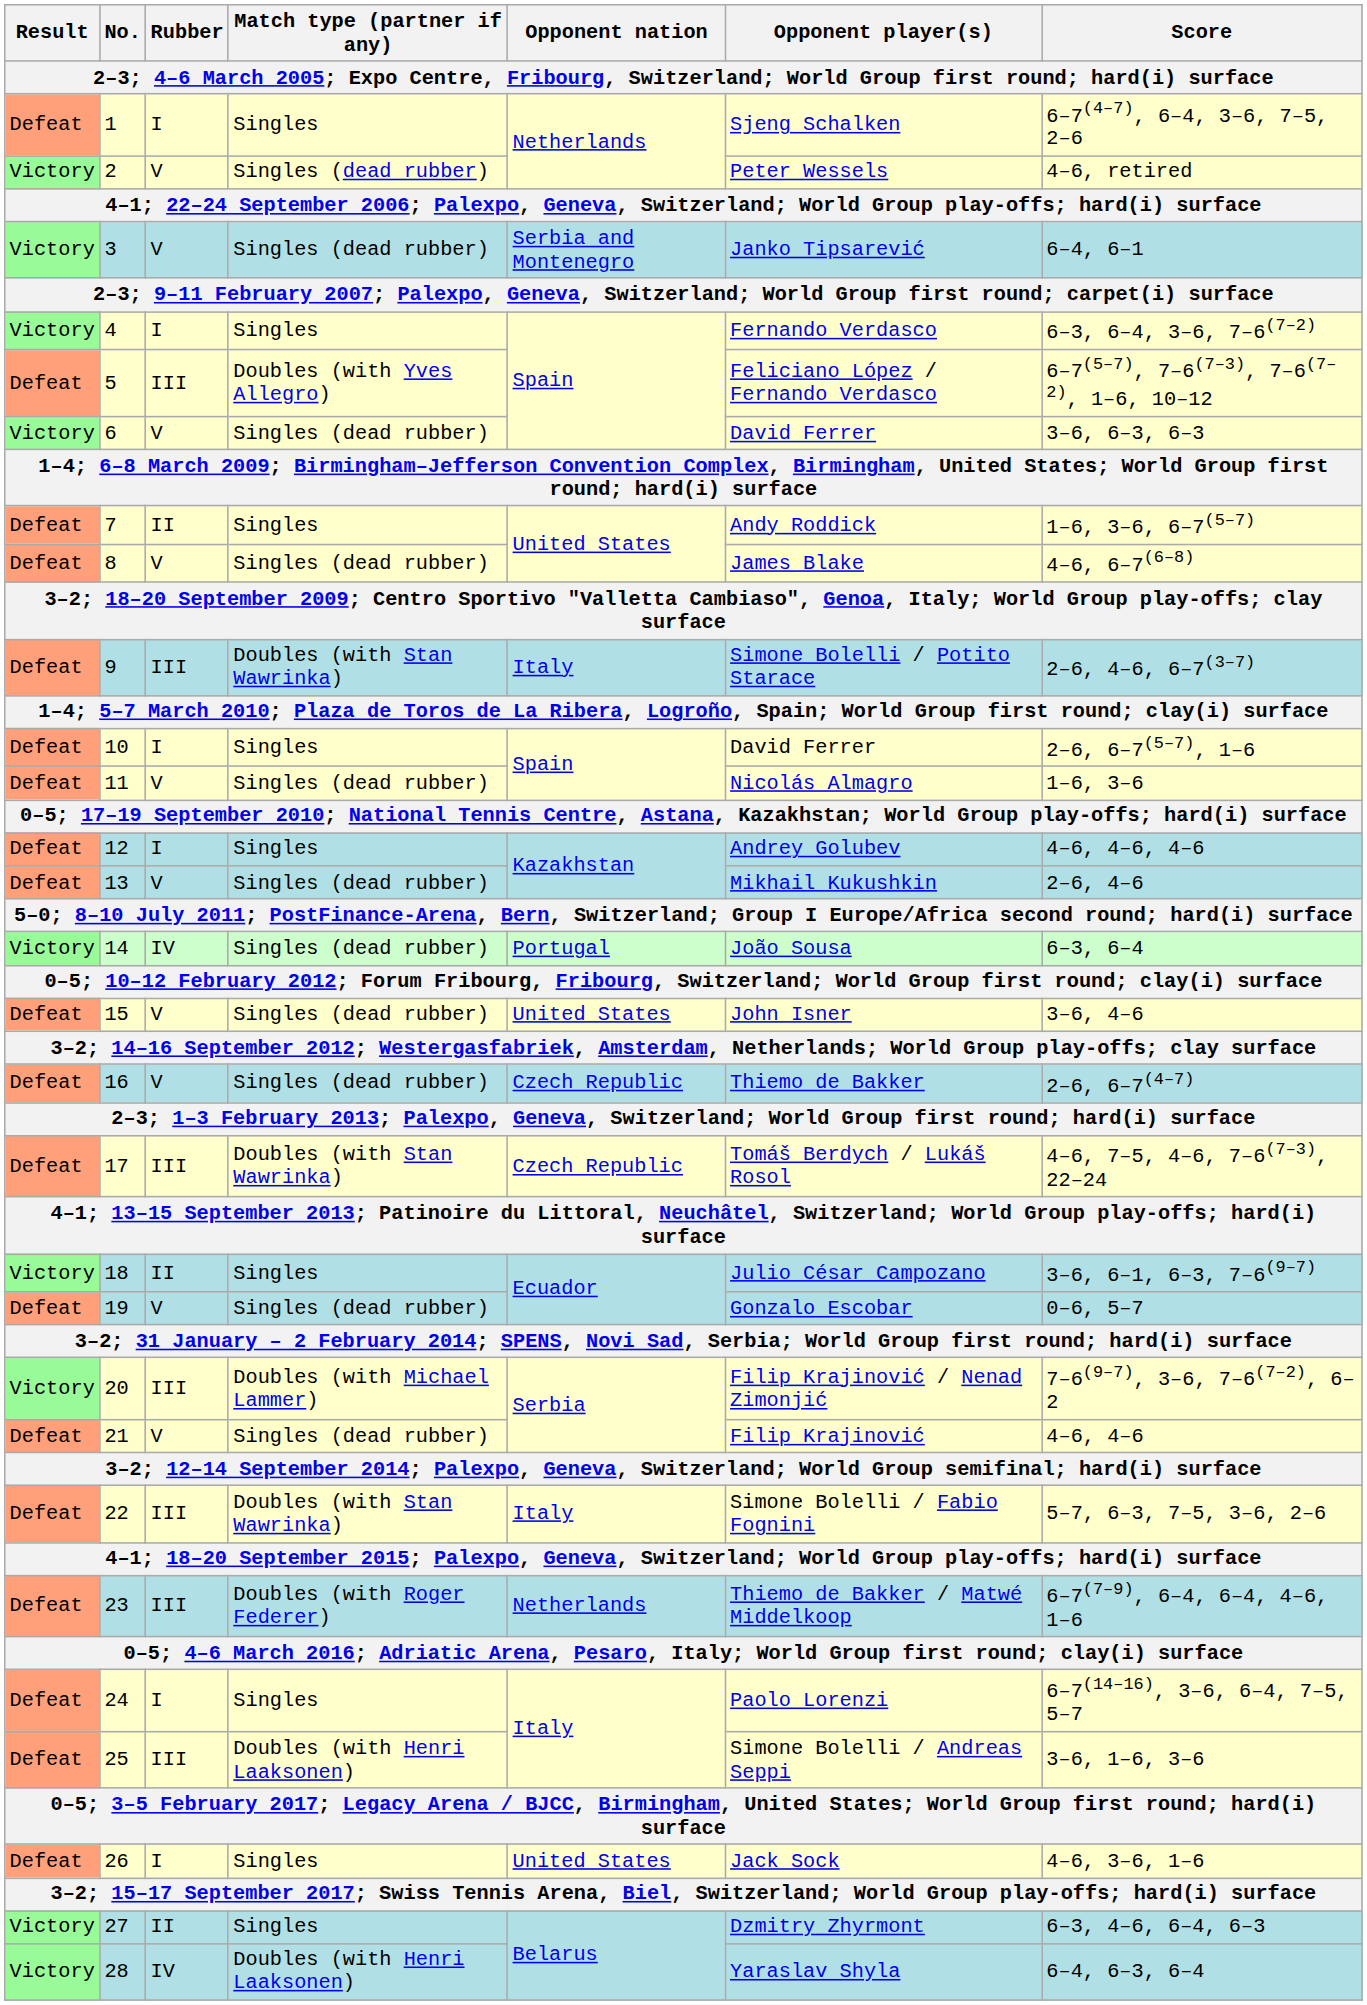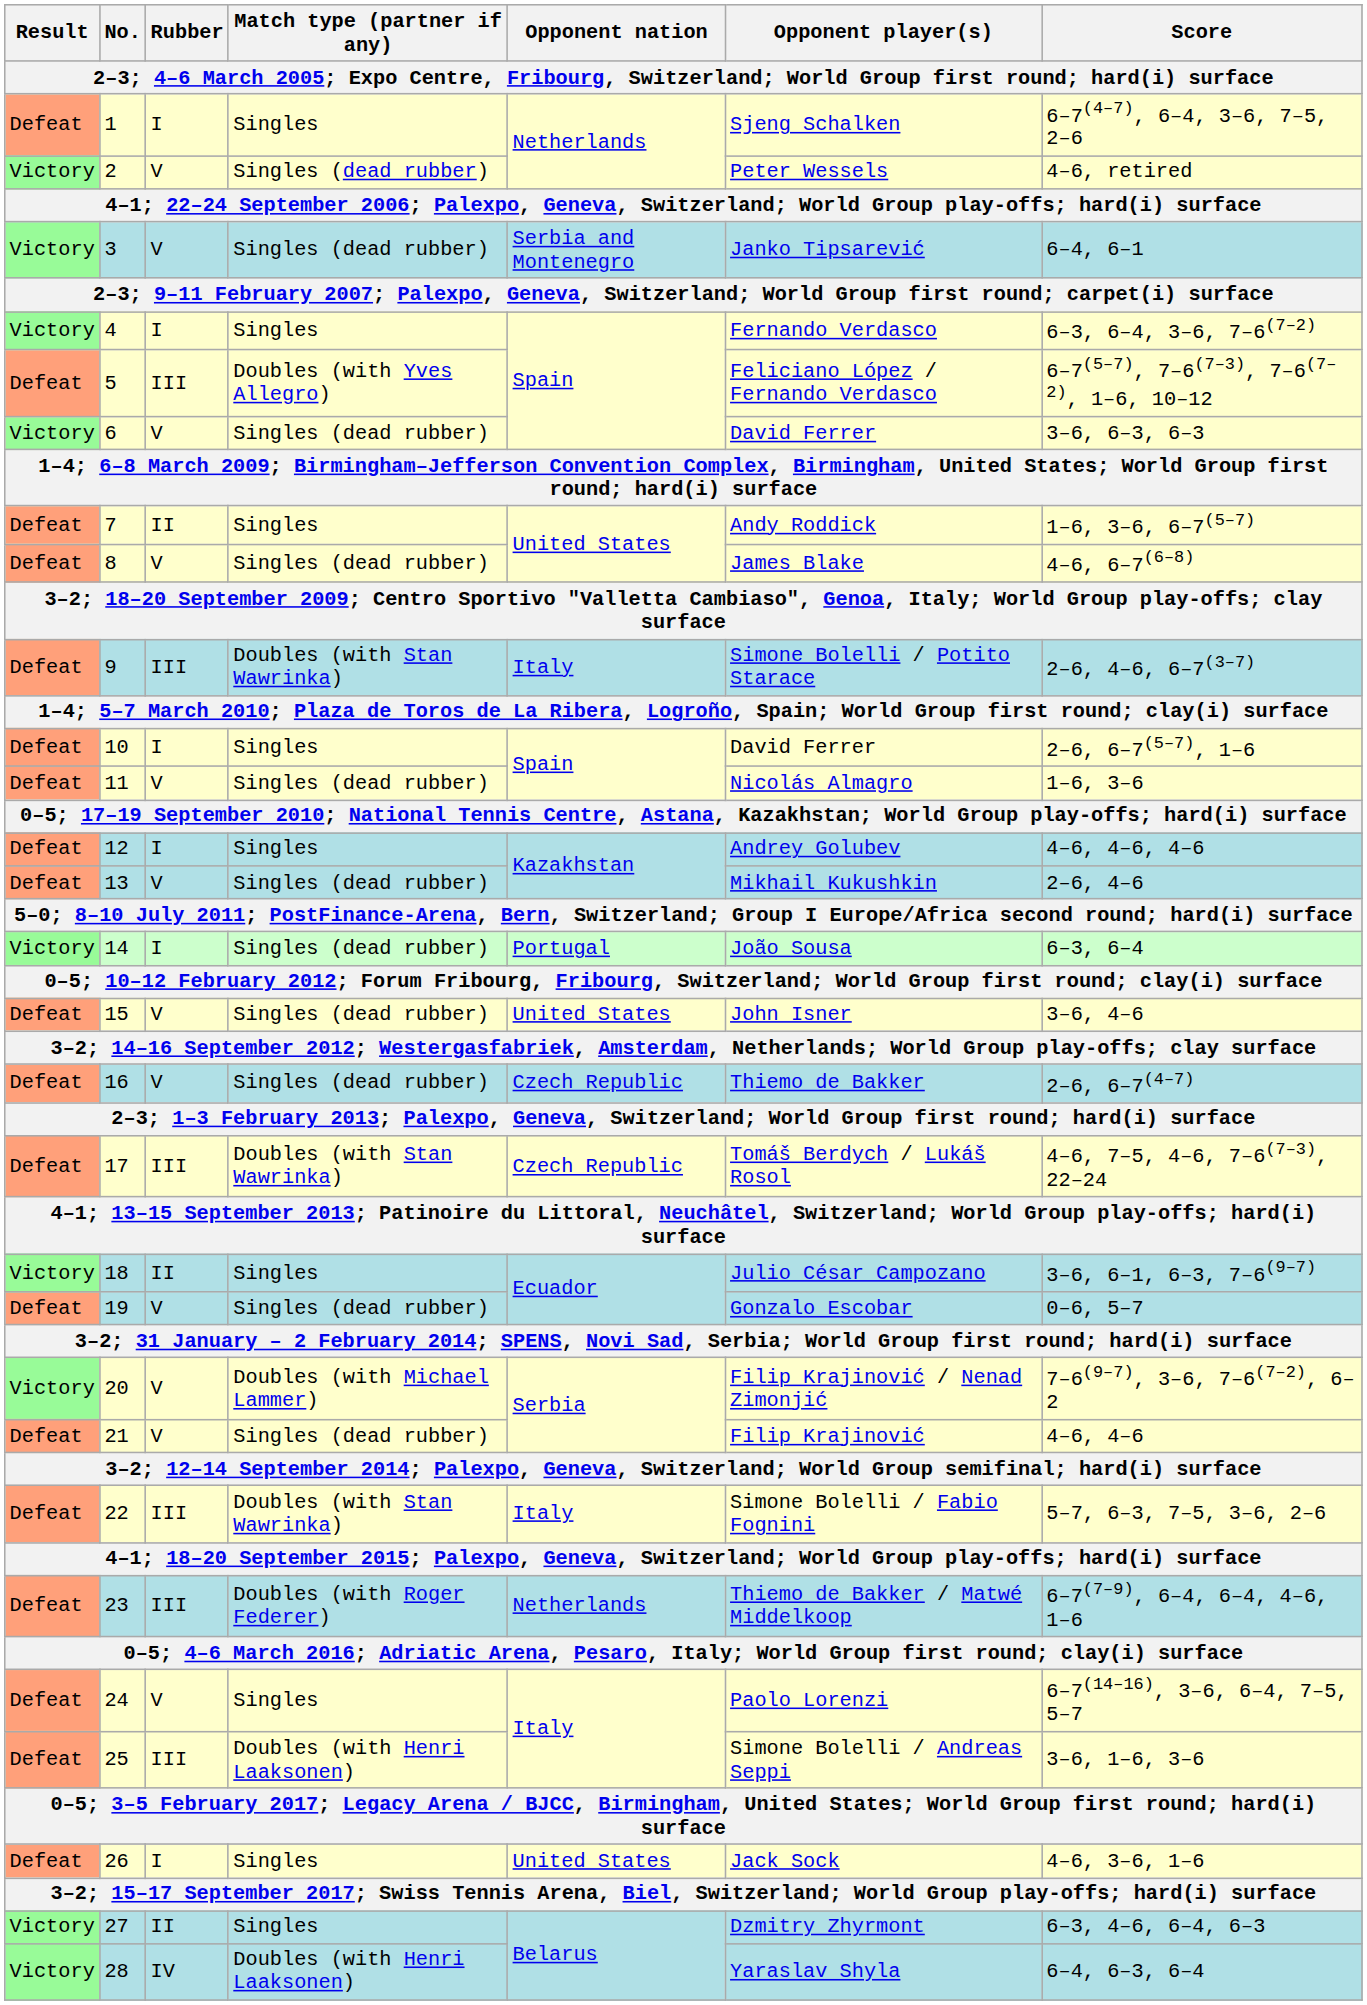(163, 949) IV -> (157, 949) I
(169, 1389) III -> (157, 1389) V
(157, 1701) I -> (157, 1701) V
